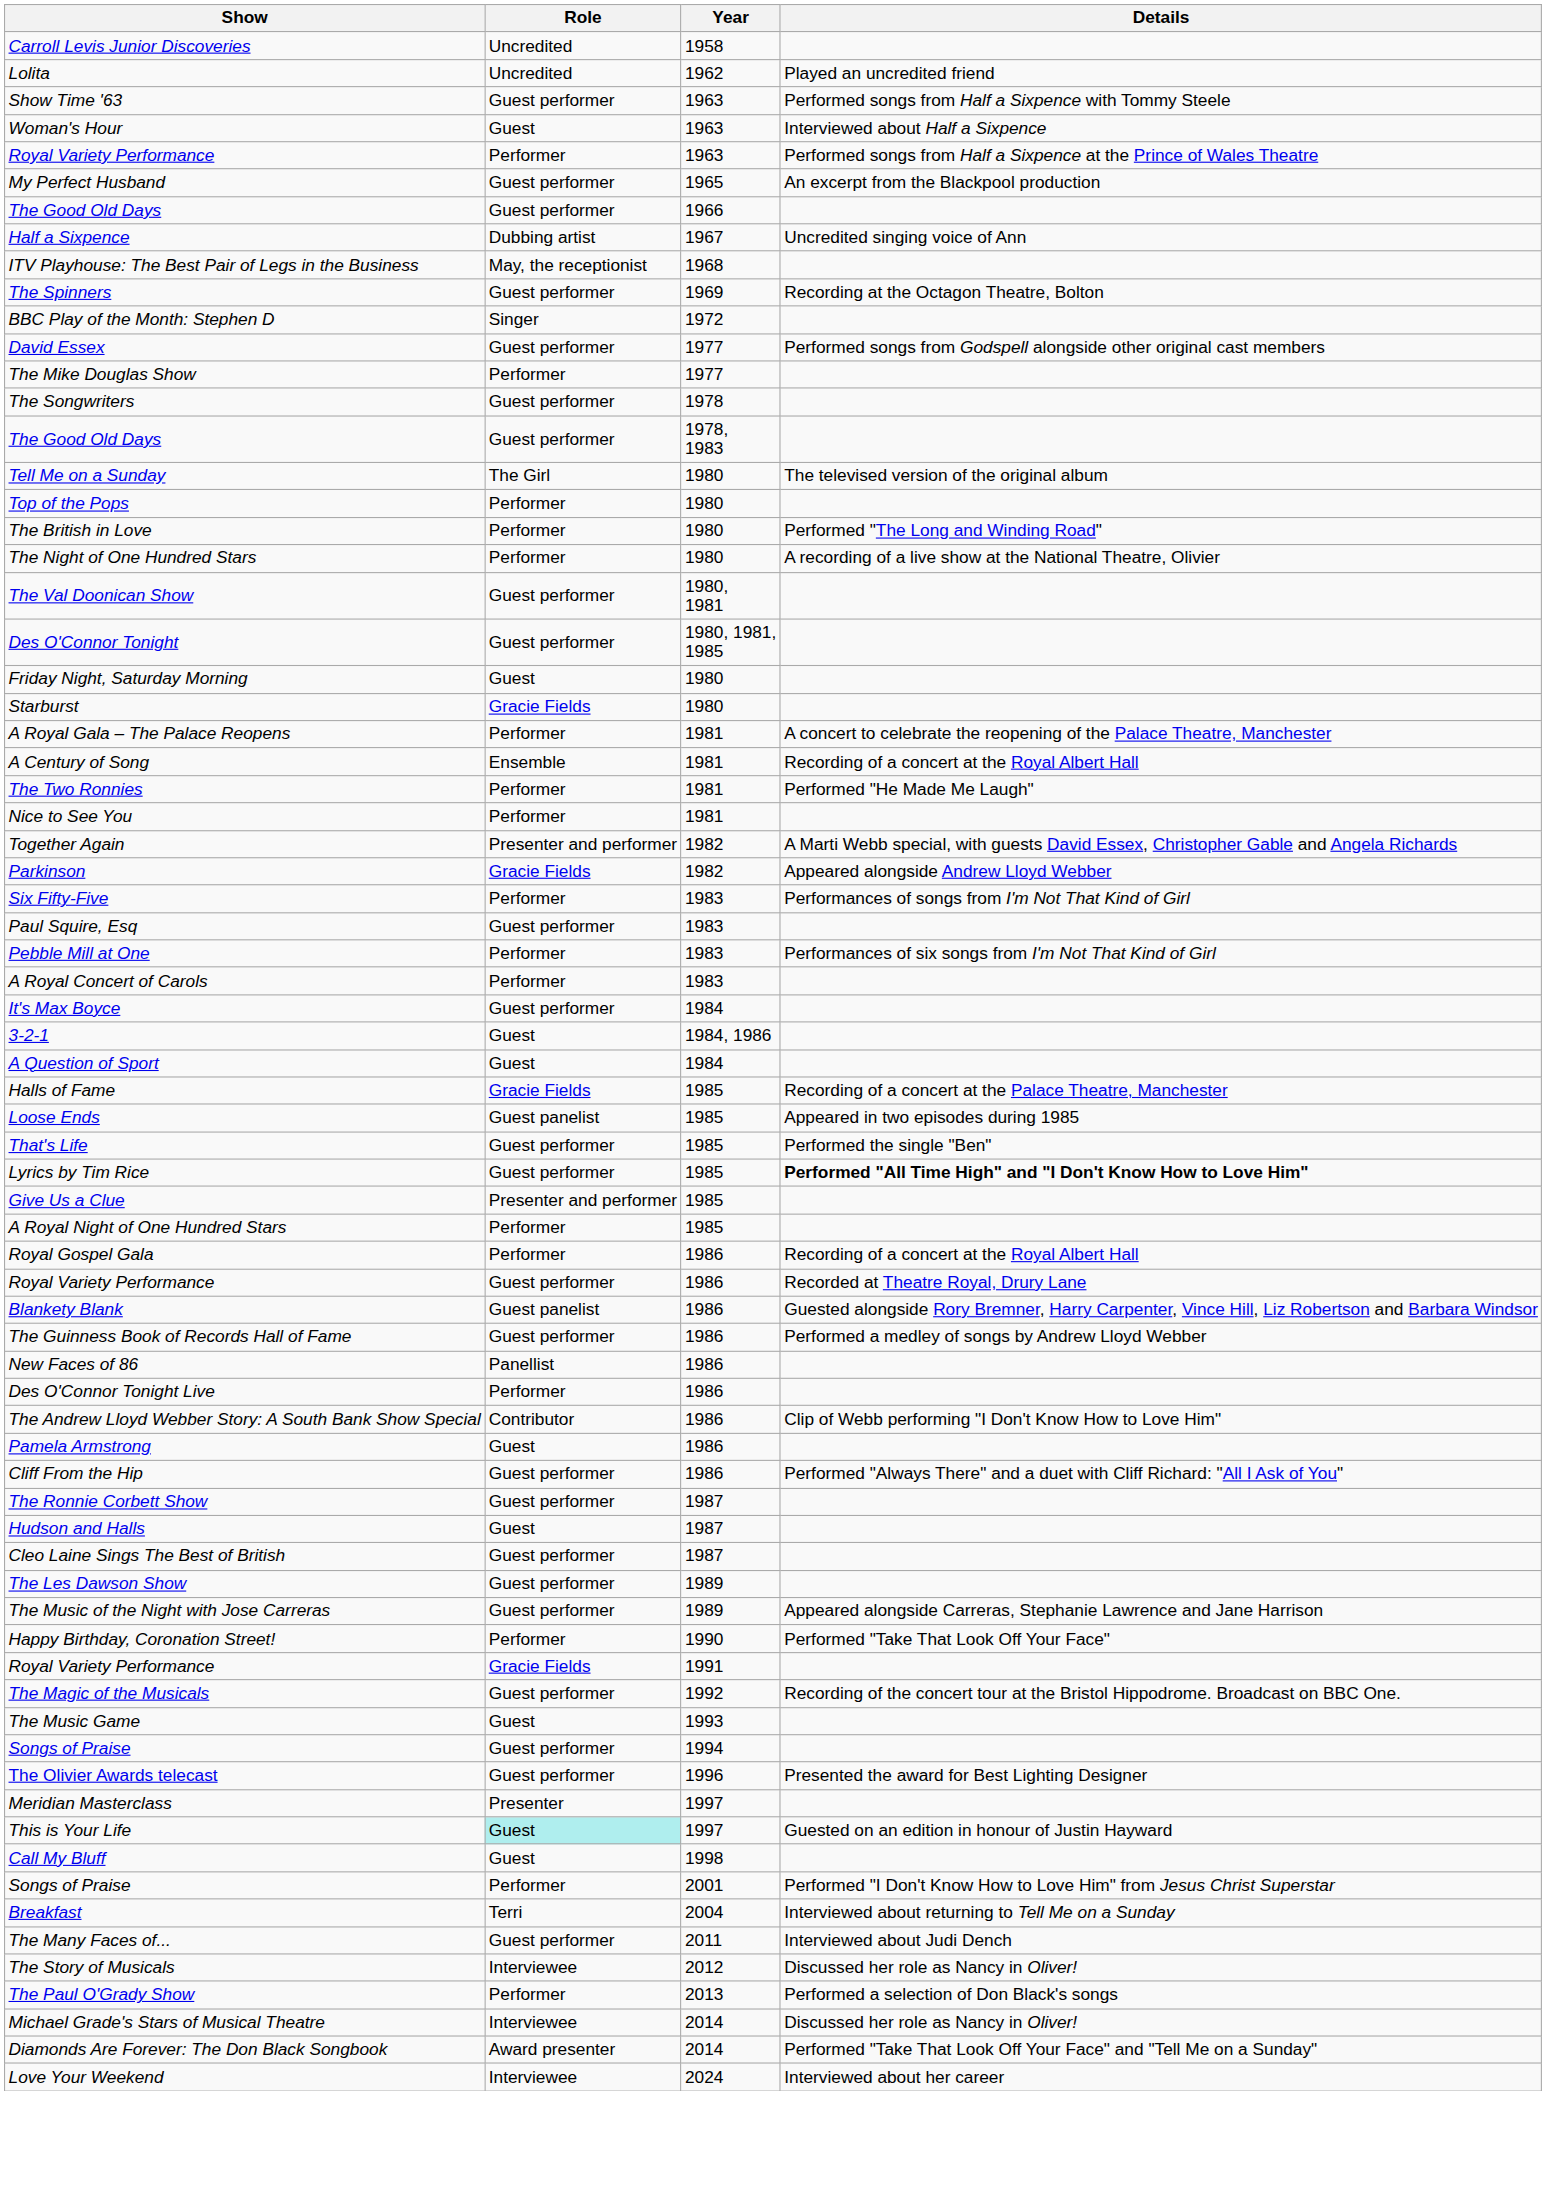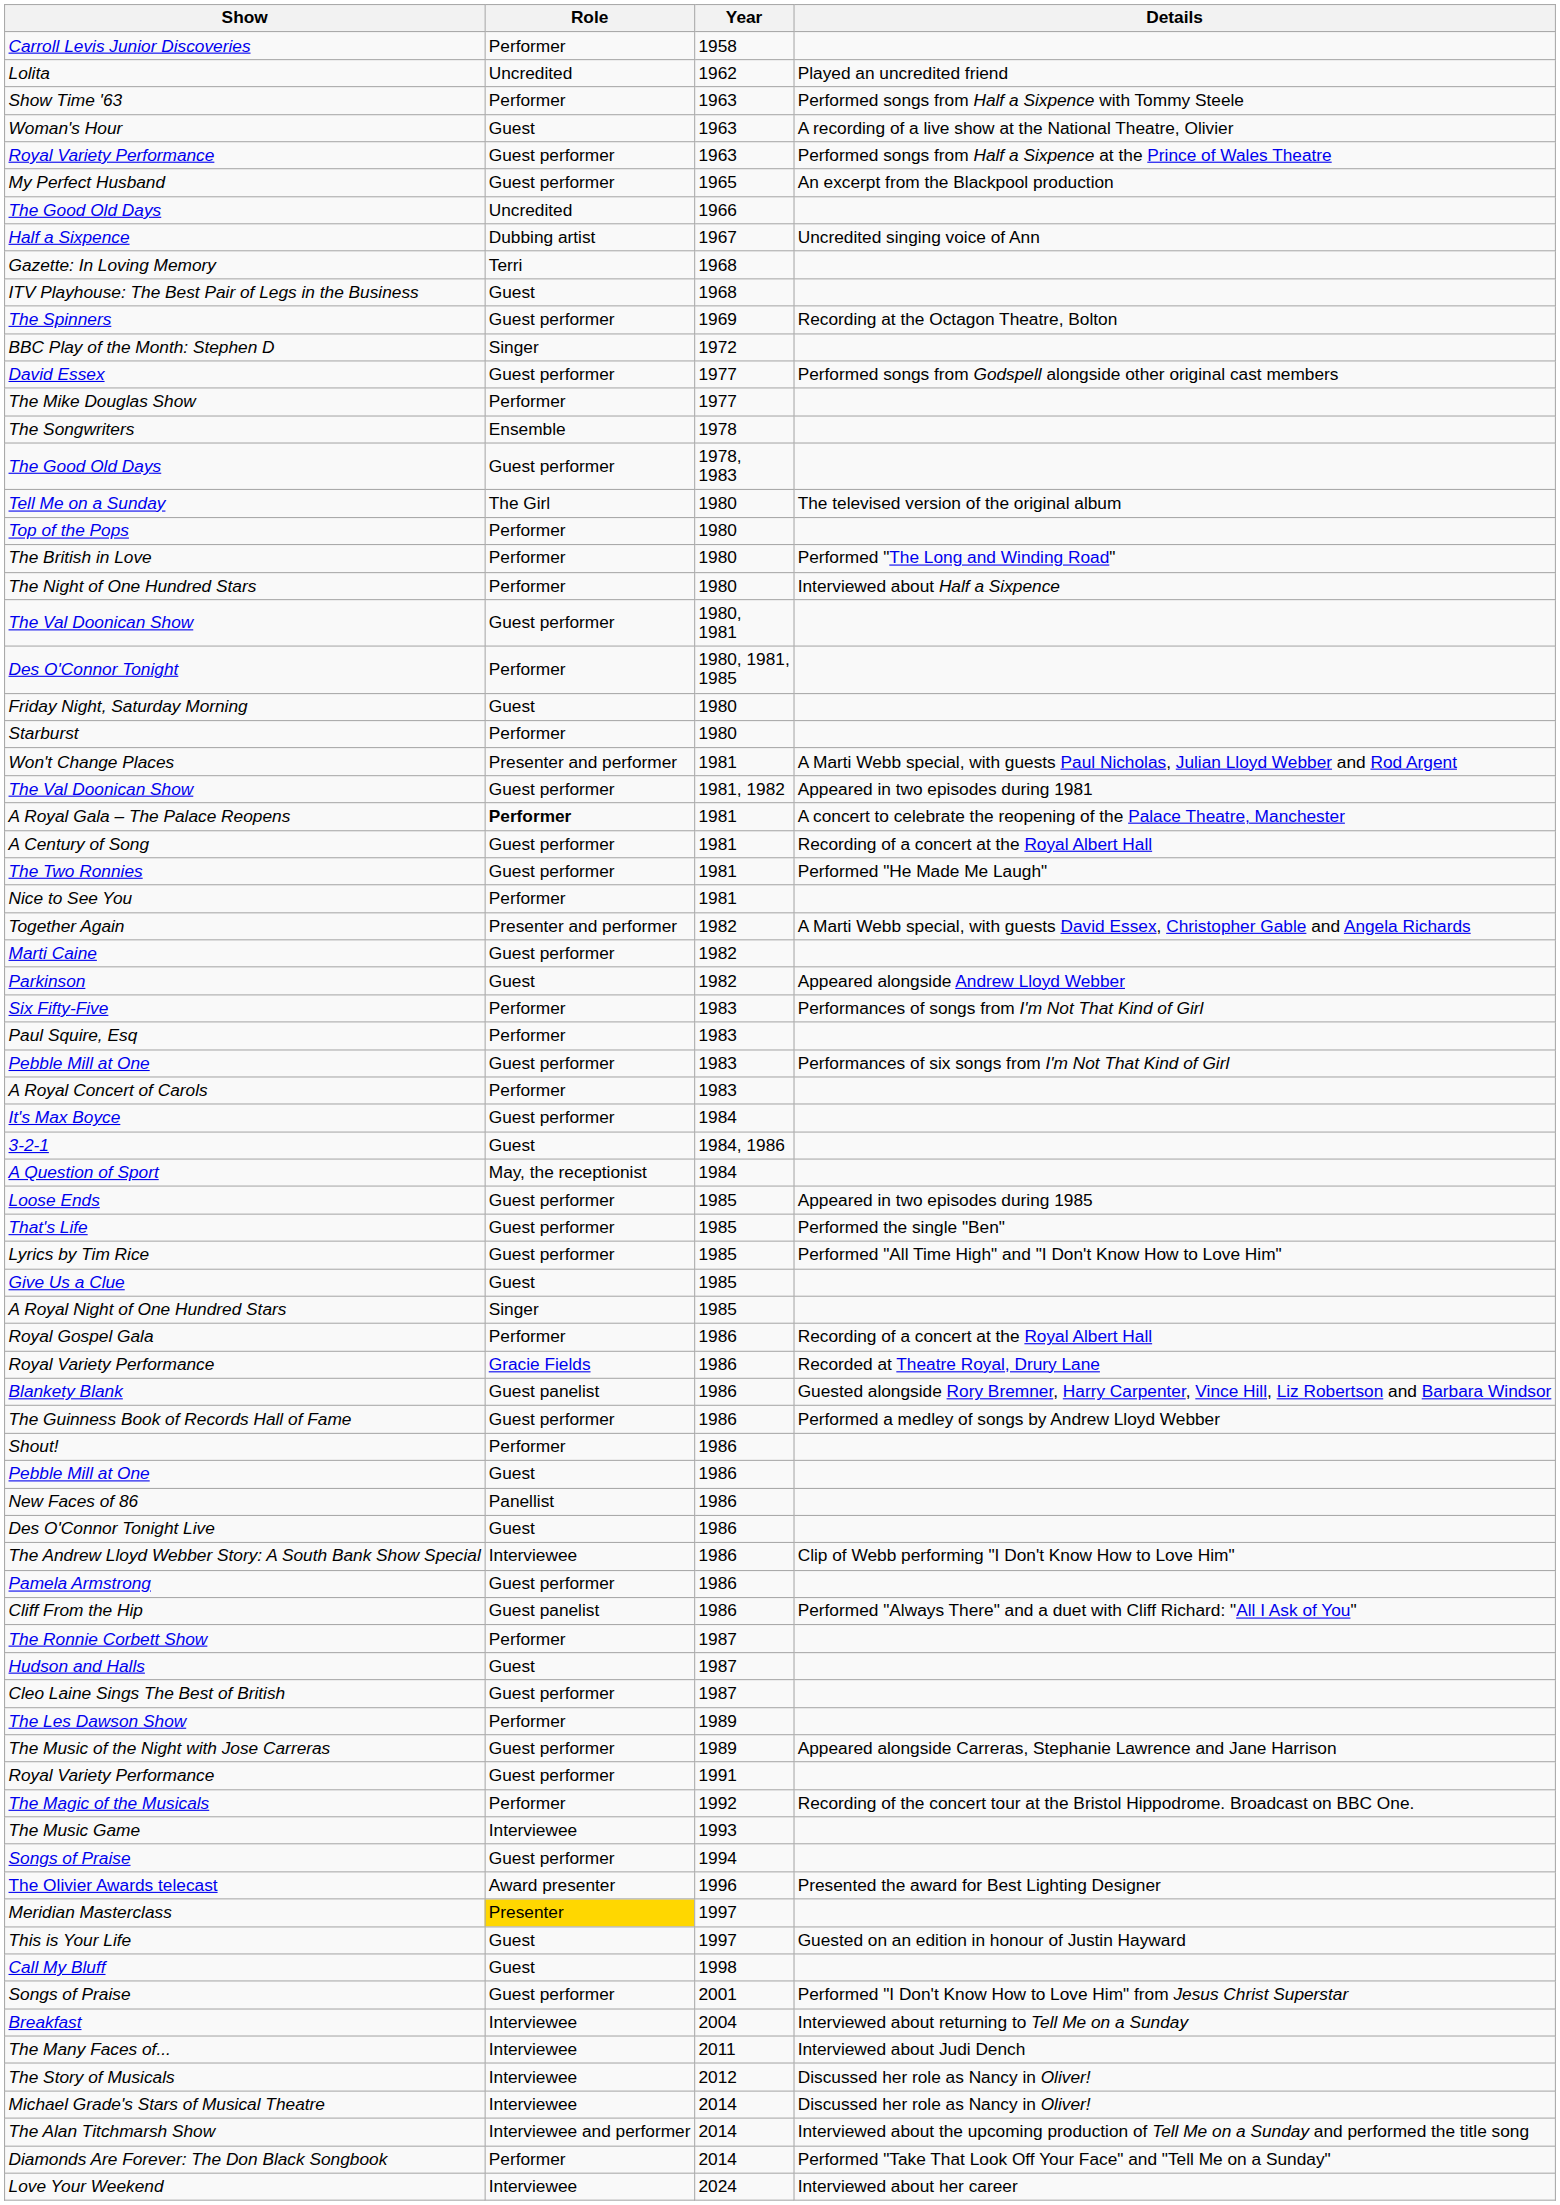(531, 45) Uncredited -> (527, 45) Performer
(552, 100) Guest performer -> (527, 100) Performer
(915, 127) Interviewed about Half a Sixpence -> (1016, 127) A recording of a live show at the National Theatre, Olivier
(527, 155) Performer -> (552, 155) Guest performer
(552, 210) Guest performer -> (531, 210) Uncredited
+ row: (112, 264)
(568, 264) May, the receptionist -> (512, 292) Guest
(552, 401) Guest performer -> (527, 429) Ensemble
(1002, 558) A recording of a live show at the National Theatre, Olivier -> (929, 585) Interviewed about Half a Sixpence
(552, 642) Guest performer -> (527, 669) Performer
(540, 706) Gracie Fields -> (527, 734) Performer
+ row: (91, 761)
+ row: (101, 789)
(527, 734) normal -> (530, 816) bold
(527, 761) Ensemble -> (552, 843) Guest performer
(527, 789) Performer -> (552, 871) Guest performer
+ row: (53, 953)
(540, 871) Gracie Fields -> (512, 980) Guest
(552, 926) Guest performer -> (527, 1035) Performer
(527, 953) Performer -> (552, 1063) Guest performer
(512, 1063) Guest -> (568, 1172) May, the receptionist
- row: (62, 1090)
(544, 1117) Guest panelist -> (552, 1200) Guest performer
(1046, 1172) bold -> (1040, 1254) normal
(583, 1200) Presenter and performer -> (512, 1282) Guest
(527, 1227) Performer -> (514, 1309) Singer
(552, 1282) Guest performer -> (540, 1364) Gracie Fields
+ row: (34, 1446)
+ row: (79, 1474)
(527, 1391) Performer -> (512, 1528) Guest
(531, 1419) Contributor -> (533, 1556) Interviewee
(512, 1446) Guest -> (552, 1583) Guest performer
(552, 1474) Guest performer -> (544, 1611) Guest panelist
(552, 1501) Guest performer -> (527, 1638) Performer
(552, 1583) Guest performer -> (527, 1720) Performer
- row: (142, 1638)
(540, 1666) Gracie Fields -> (552, 1775) Guest performer
(552, 1693) Guest performer -> (527, 1803) Performer
(512, 1720) Guest -> (533, 1830) Interviewee
(552, 1775) Guest performer -> (552, 1885) Award presenter
(526, 1803) no background -> (526, 1912) gold background
(512, 1830) paleturquoise background -> (512, 1940) no background
(527, 1885) Performer -> (552, 1994) Guest performer
(506, 1912) Terri -> (533, 2022) Interviewee
(552, 1940) Guest performer -> (533, 2049) Interviewee
- row: (101, 1994)
+ row: (112, 2131)
(552, 2049) Award presenter -> (527, 2159) Performer
